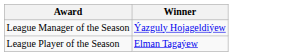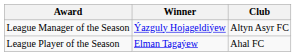+ column: (260, 12)
